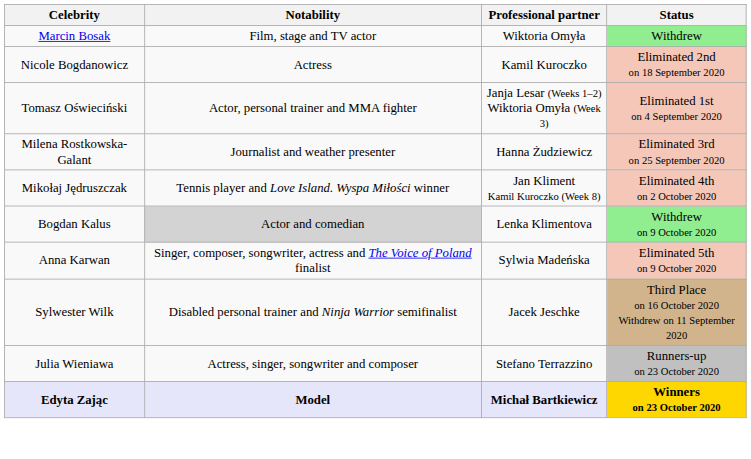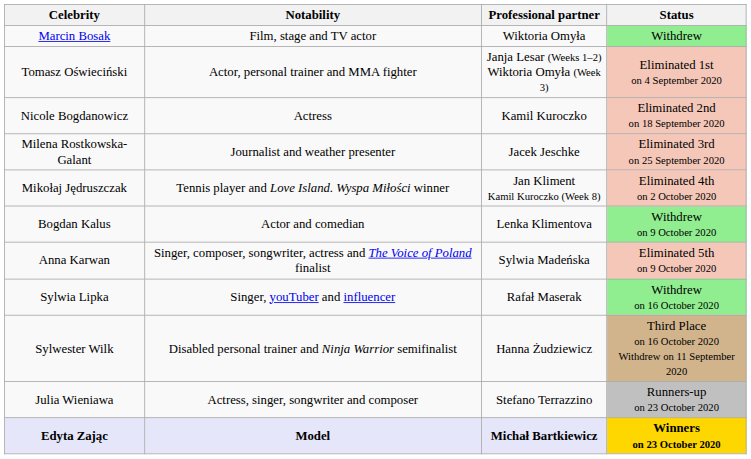rows swapped: (74, 108) <-> (74, 64)
(544, 152) Hanna Żudziewicz -> (544, 152) Jacek Jeschke
(313, 224) lightgrey background -> (313, 224) no background
+ row: (74, 296)
(544, 311) Jacek Jeschke -> (544, 348) Hanna Żudziewicz
